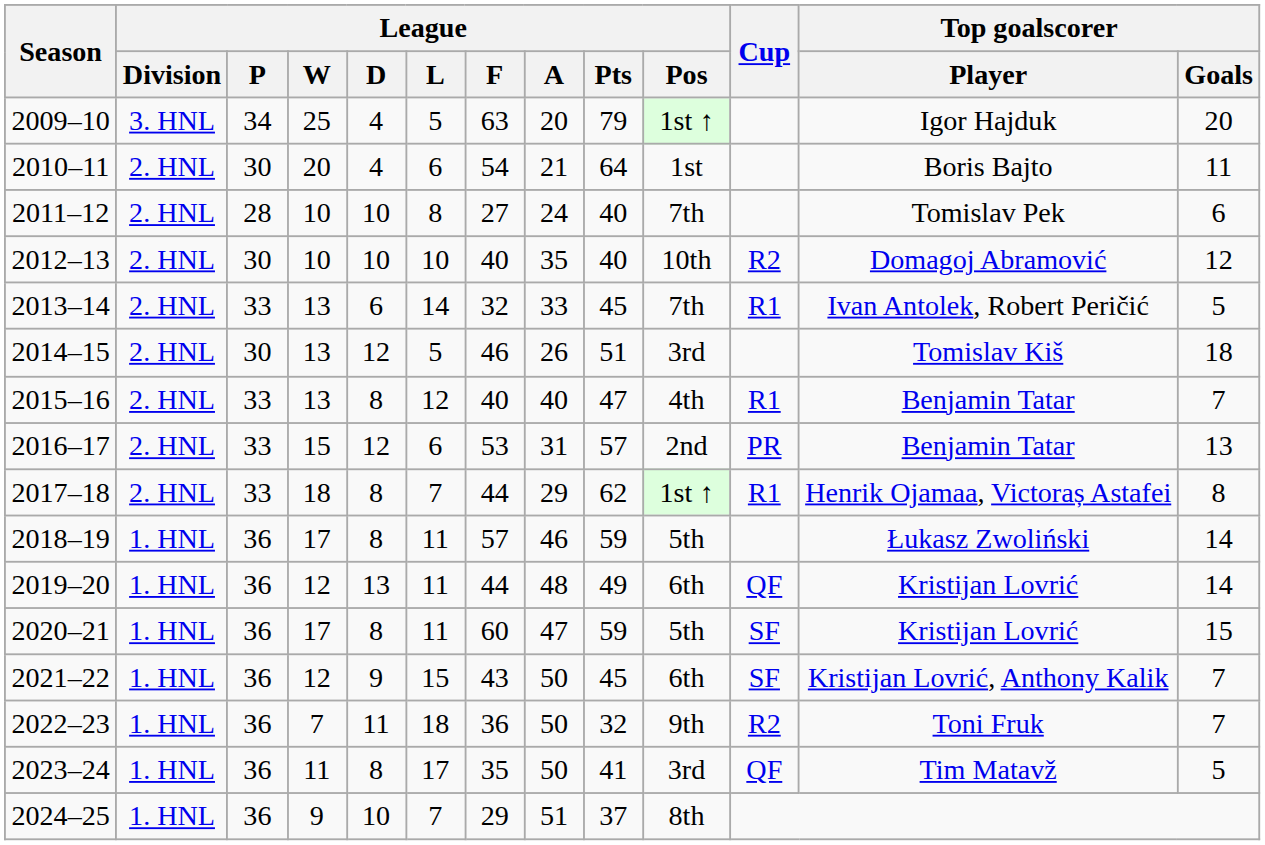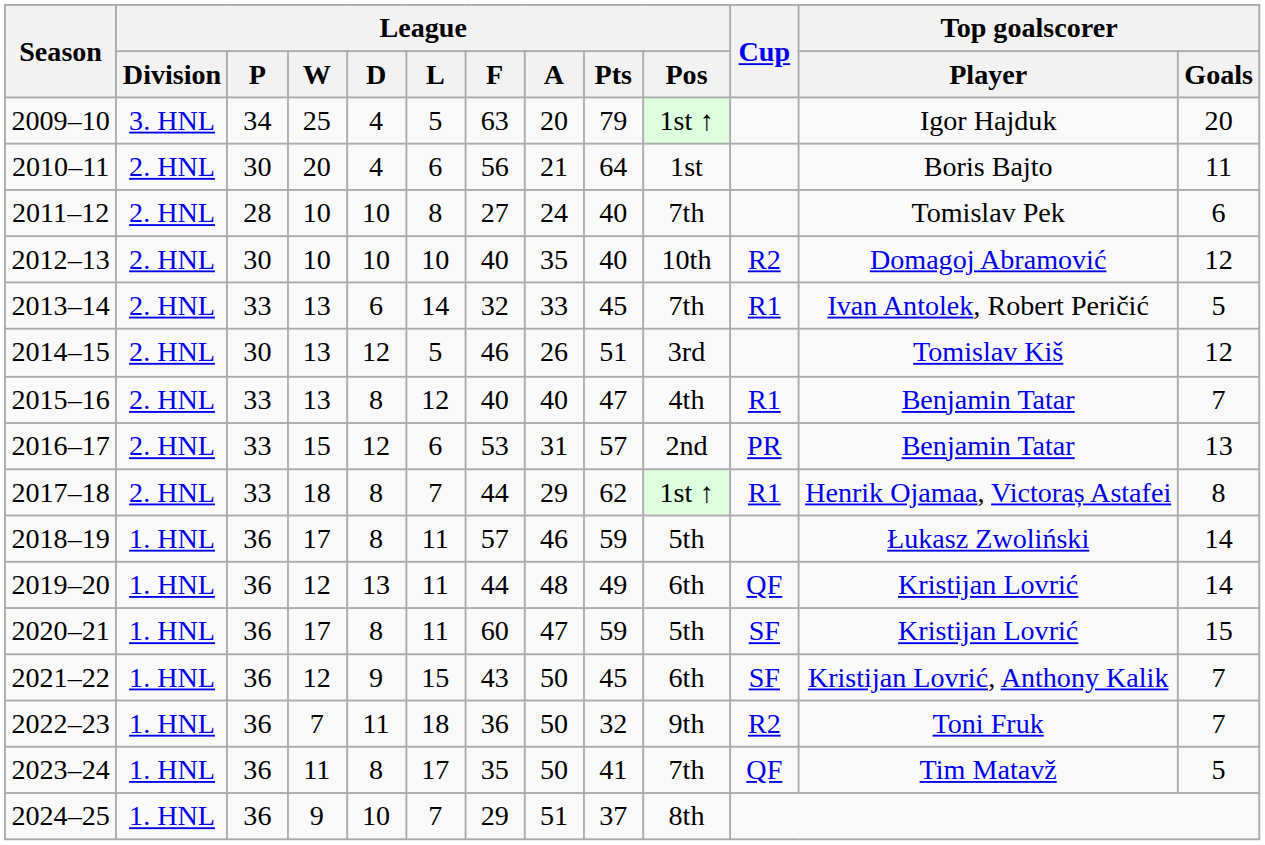(495, 166) 54 -> (495, 166) 56
(1219, 352) 18 -> (1219, 352) 12
(687, 769) 3rd -> (686, 769) 7th
